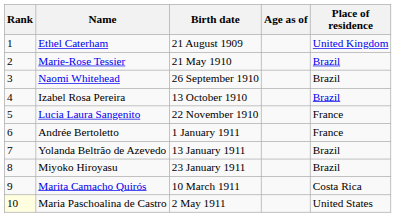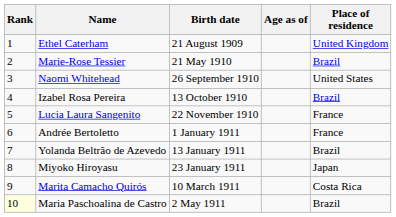(327, 79) Brazil -> (343, 79) United States
(327, 168) Brazil -> (326, 168) Japan
(343, 203) United States -> (327, 203) Brazil
